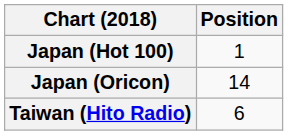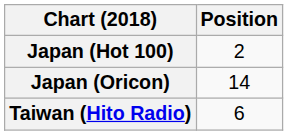(239, 51) 1 -> (239, 51) 2
